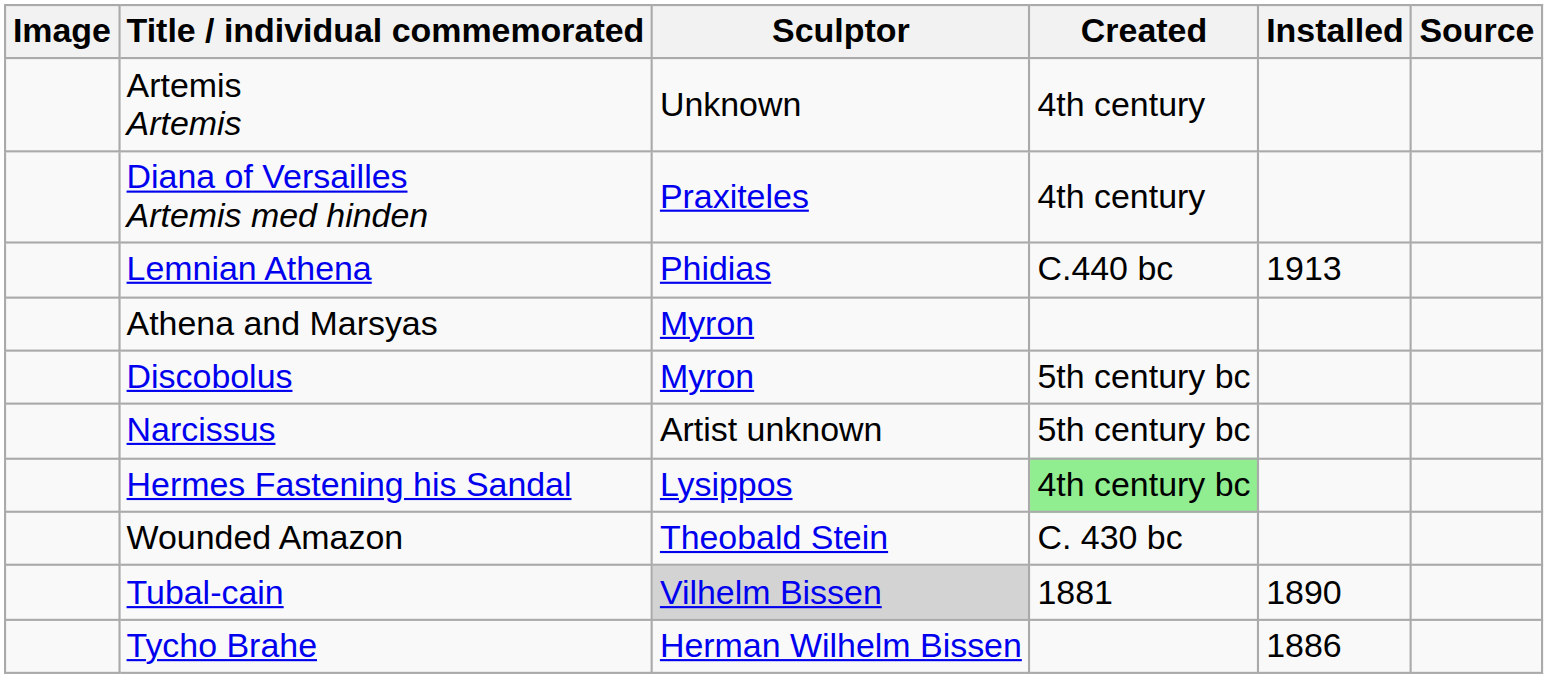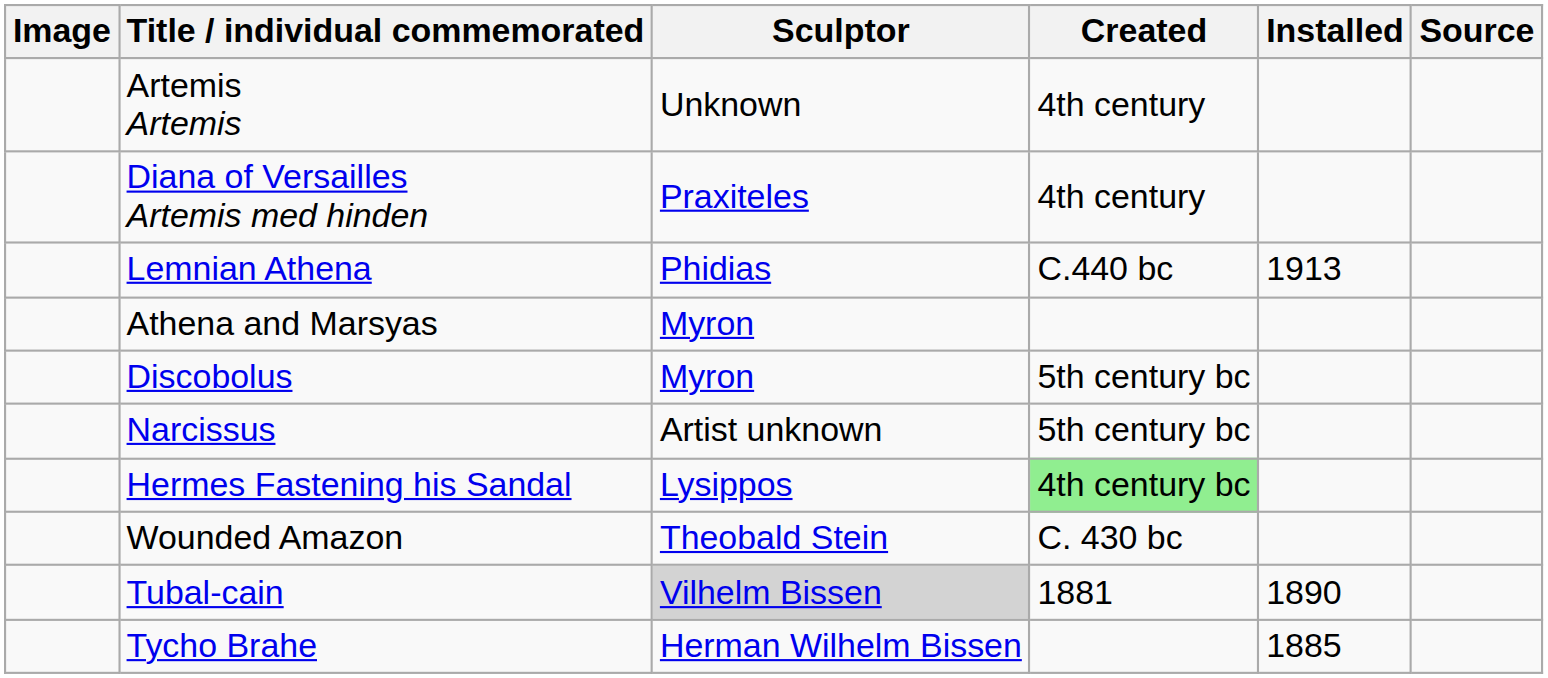(1304, 645) 1886 -> (1304, 645) 1885
